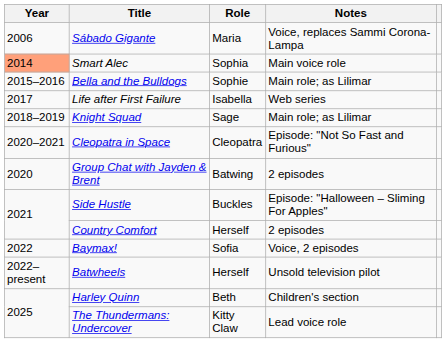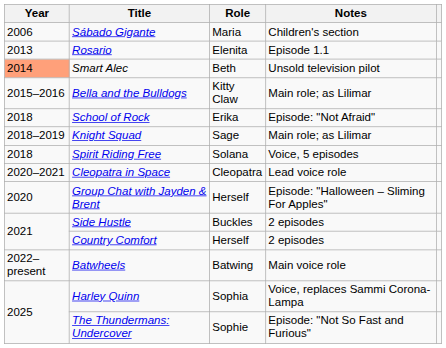(349, 38) Voice, replaces Sammi Corona-Lampa -> (314, 31) Children's section
+ row: (92, 50)
(230, 63) Sophia -> (224, 68) Beth
(307, 63) Main voice role -> (324, 68) Unsold television pilot
(230, 81) Sophie -> (225, 93) Kitty Claw
- row: (126, 99)
+ row: (111, 117)
+ row: (117, 154)
(336, 142) Episode: "Not So Fast and Furious" -> (307, 172) Lead voice role
(233, 173) Batwing -> (230, 197) Herself
(296, 173) 2 episodes -> (347, 197) Episode: "Halloween – Sliming For Apples"
(347, 205) Episode: "Halloween – Sliming For Apples" -> (296, 222) 2 episodes
- row: (94, 248)
(230, 272) Herself -> (233, 265) Batwing
(324, 272) Unsold television pilot -> (307, 265) Main voice role
(224, 297) Beth -> (230, 296) Sophia
(314, 297) Children's section -> (349, 296) Voice, replaces Sammi Corona-Lampa
(225, 322) Kitty Claw -> (230, 327) Sophie
(307, 322) Lead voice role -> (336, 327) Episode: "Not So Fast and Furious"
